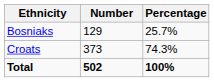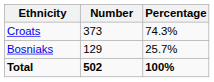rows swapped: (24, 49) <-> (30, 31)
